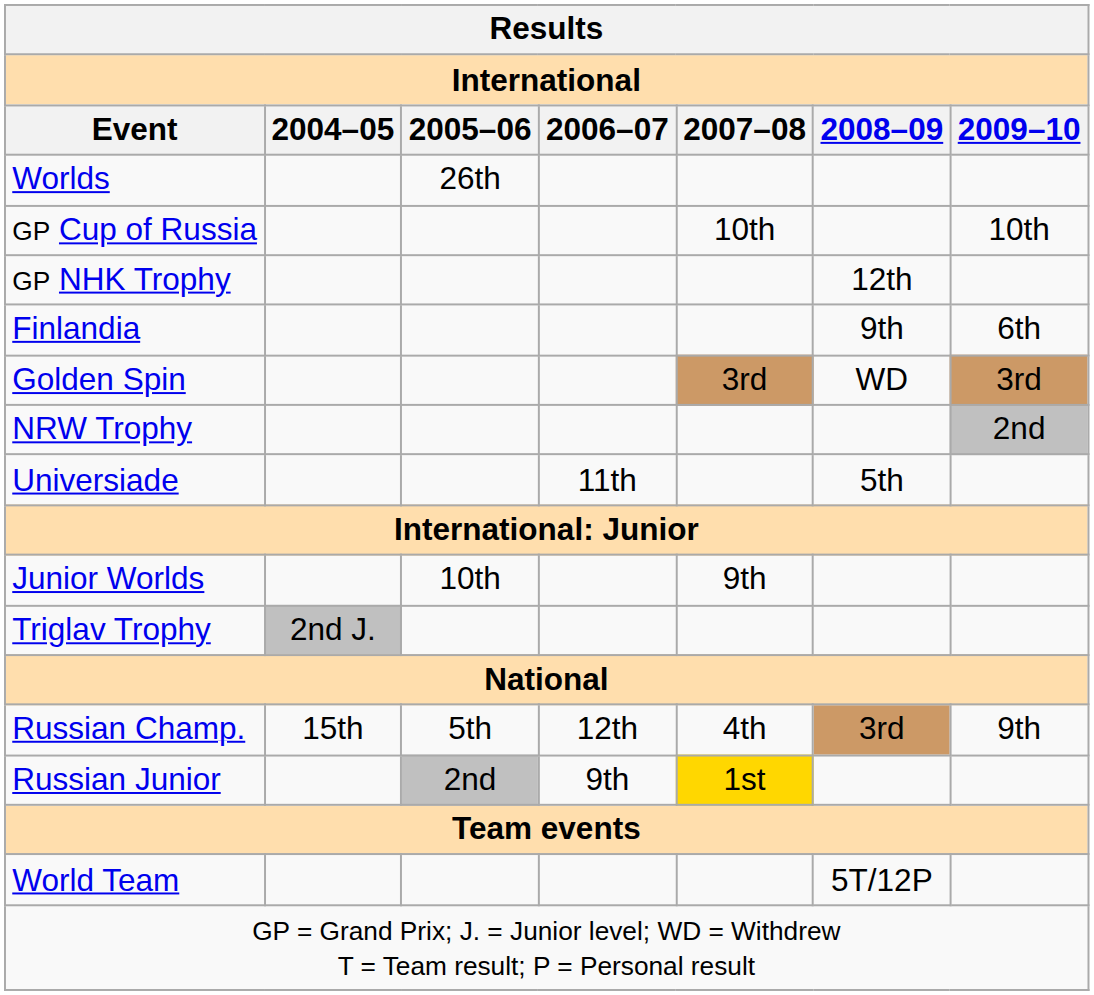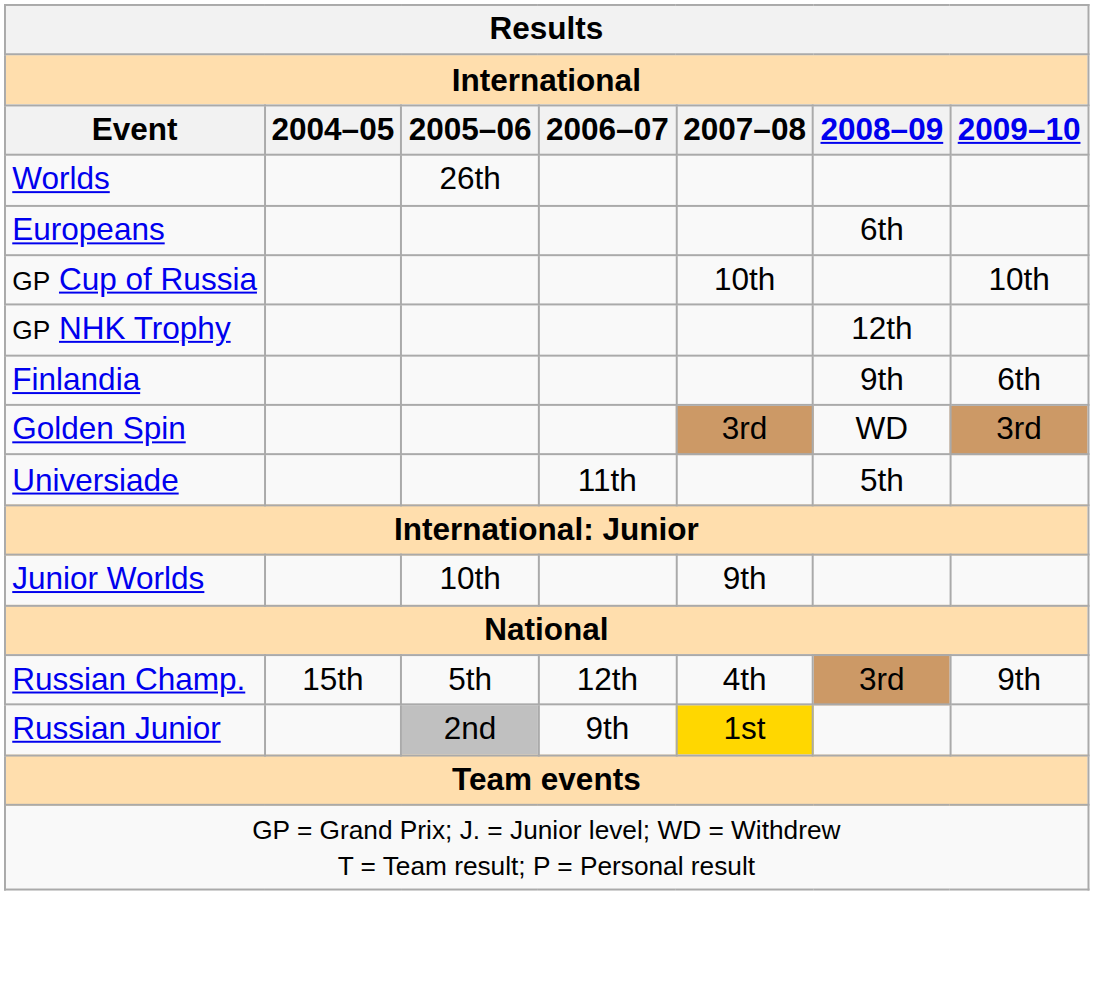+ row: (88, 229)
- row: (102, 429)
- row: (112, 629)
- row: (96, 879)
